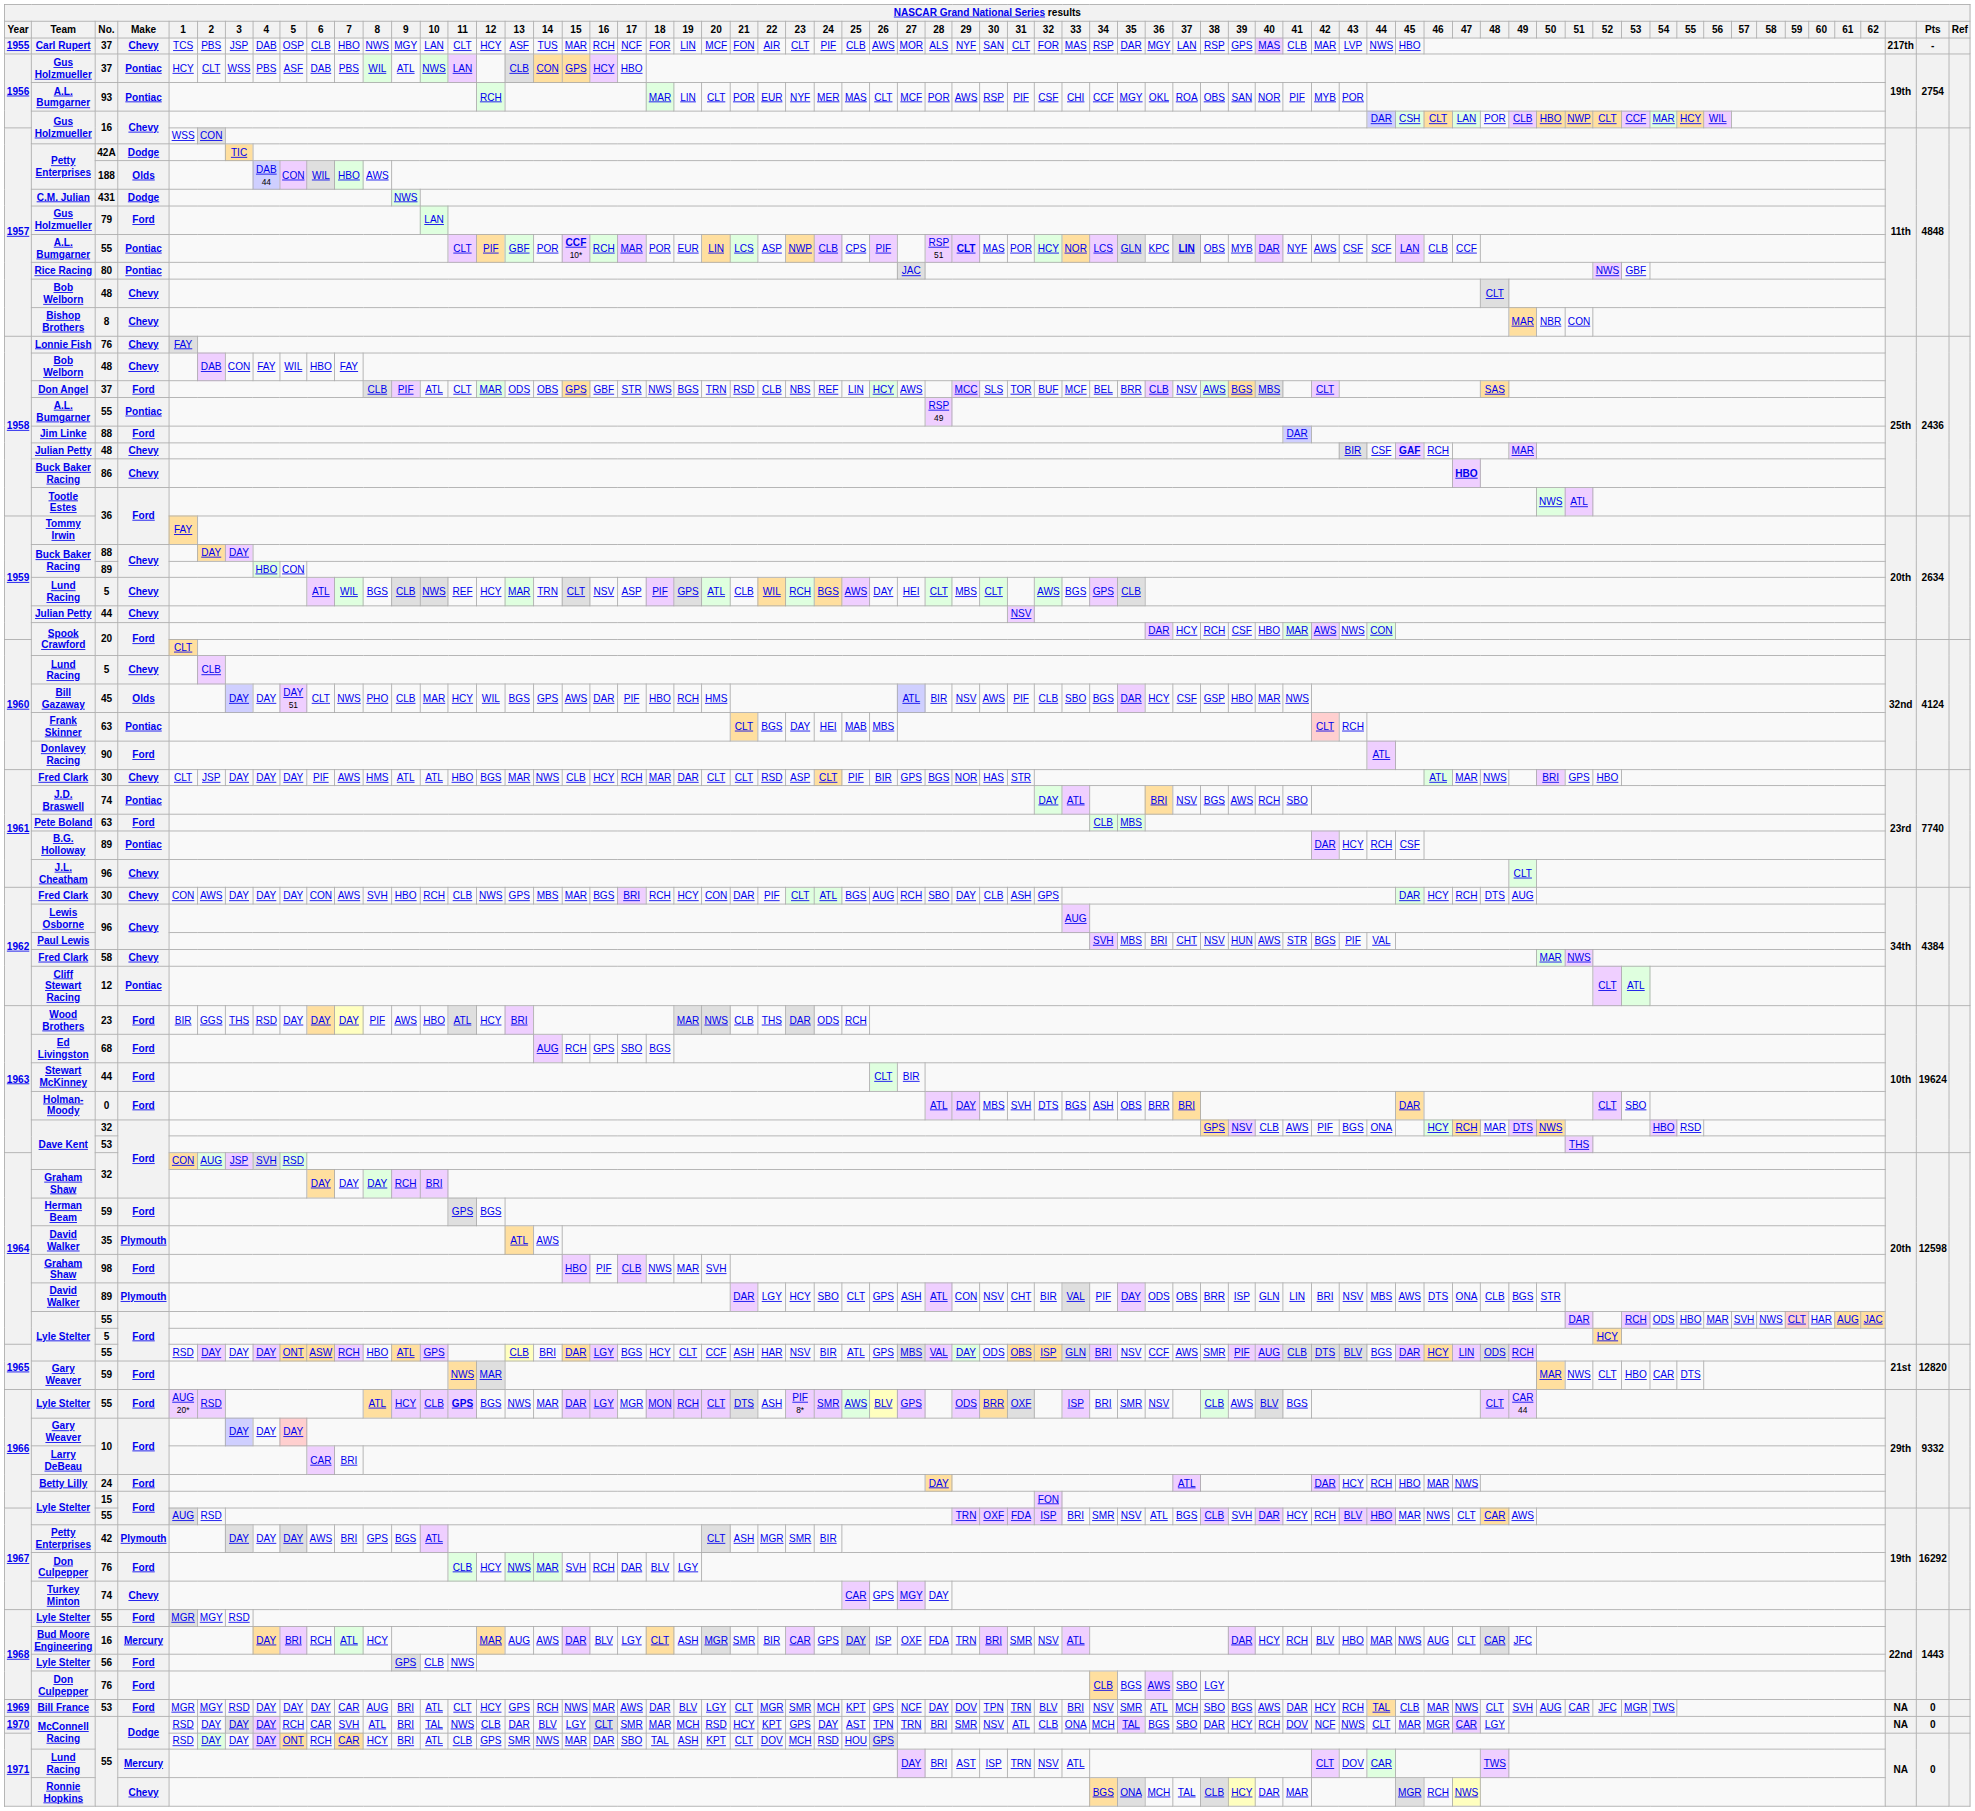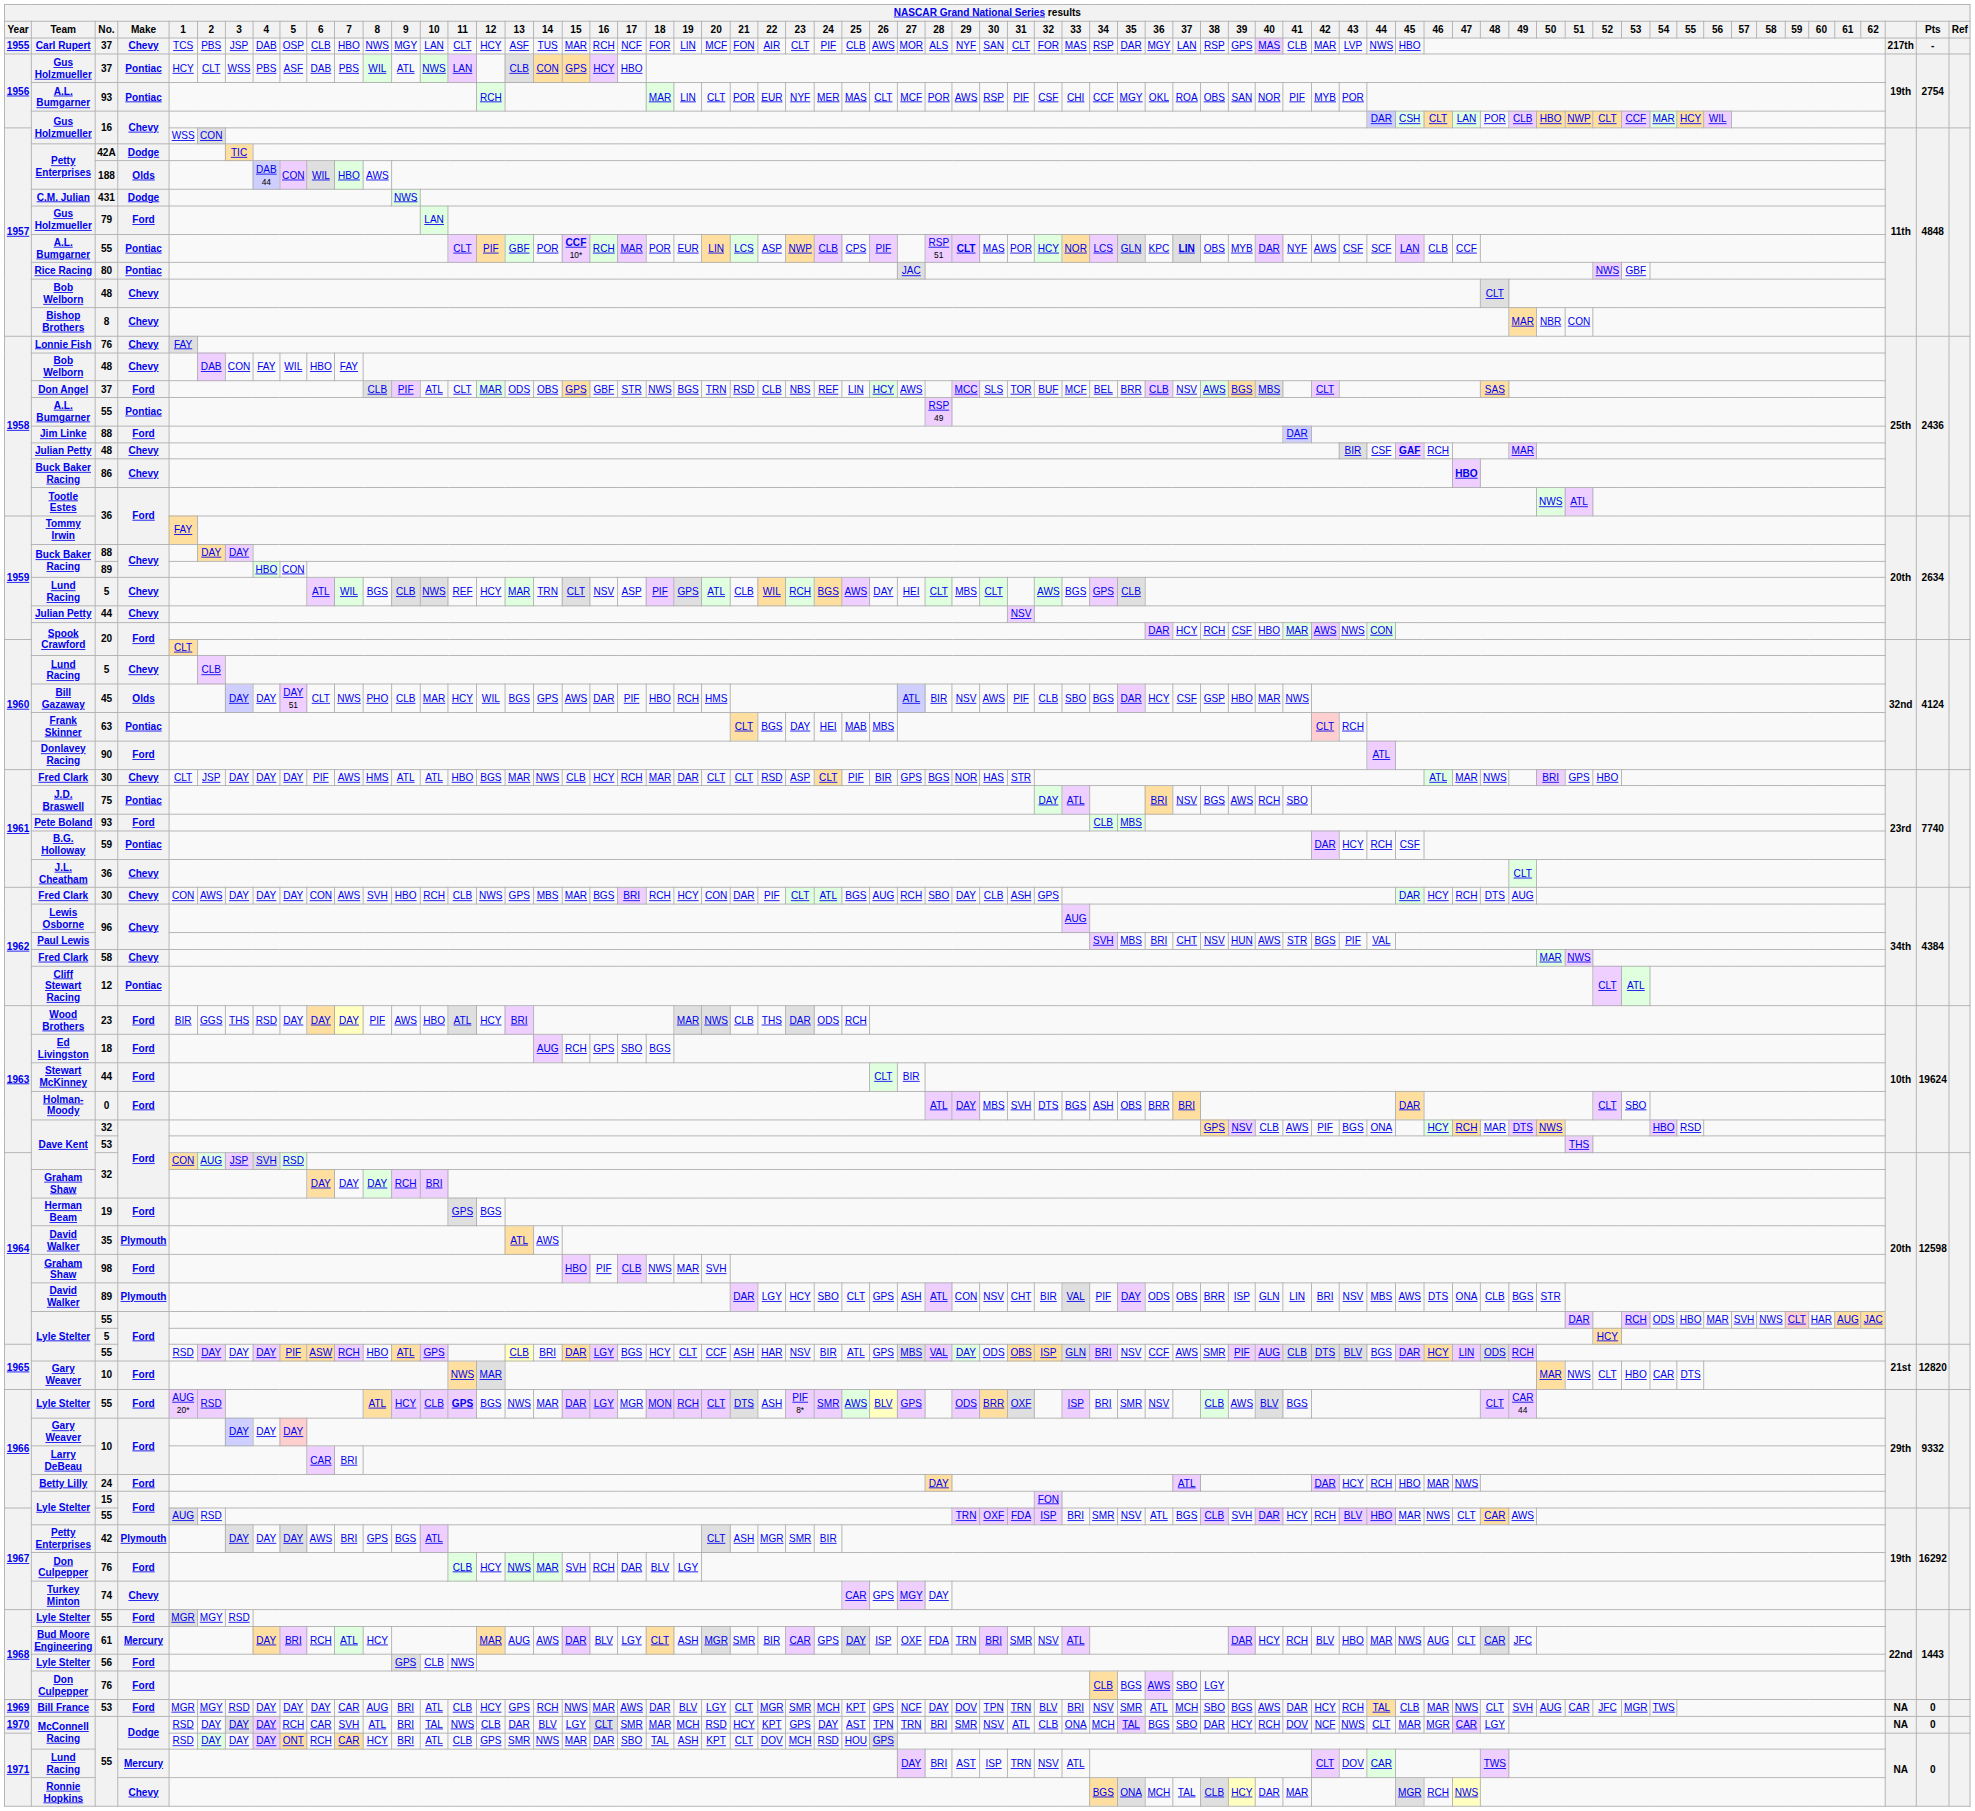(106, 800) 74 -> (106, 800) 75
(106, 823) 63 -> (106, 823) 93
(106, 845) 89 -> (106, 845) 59
(106, 873) 96 -> (106, 873) 36
(106, 1049) 68 -> (106, 1049) 18
(106, 1212) 59 -> (106, 1212) 19
(293, 1353) ONT -> (293, 1353) PIF
(106, 1375) 59 -> (106, 1375) 10
(106, 1640) 16 -> (106, 1640) 61
(462, 1708) CLT -> (462, 1708) CLB
